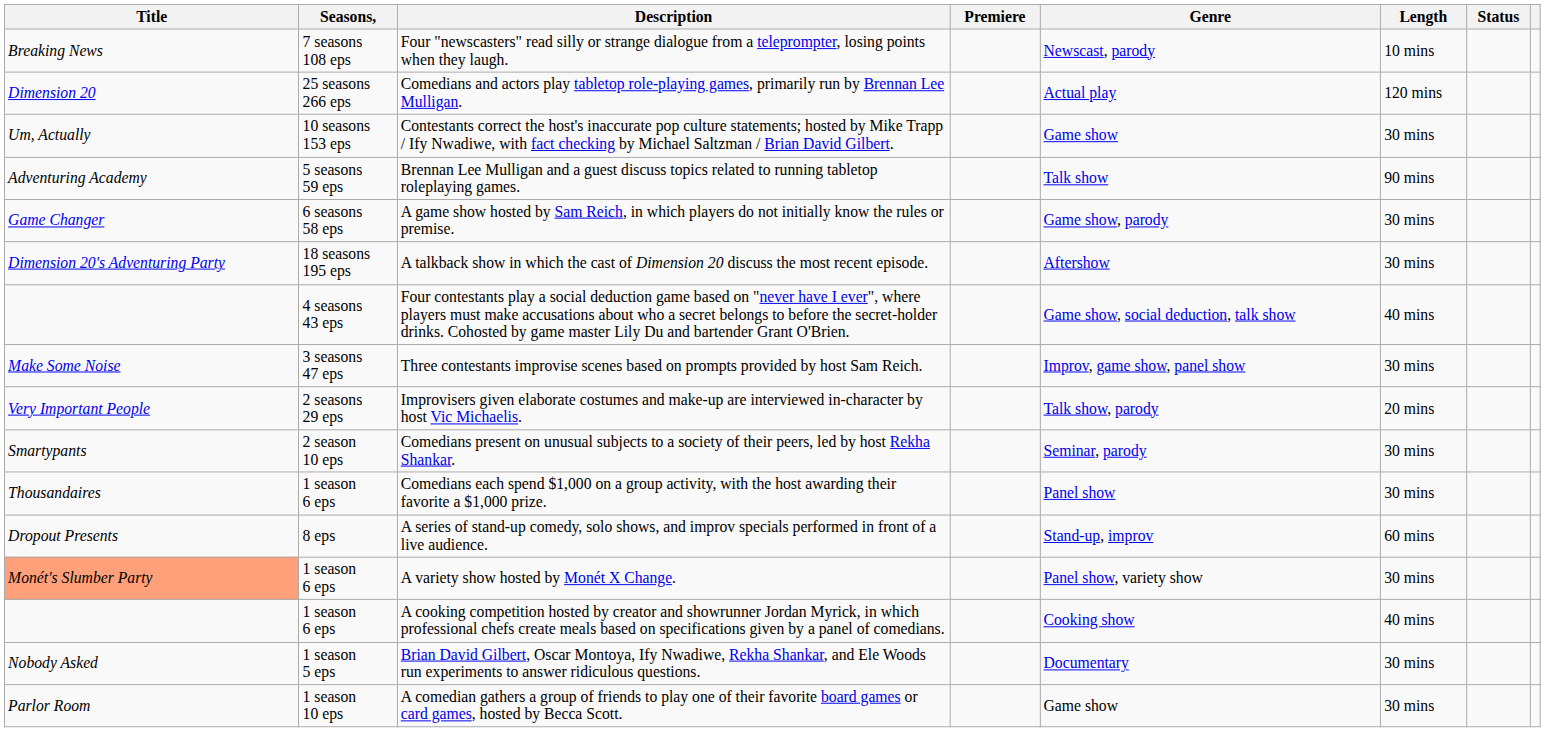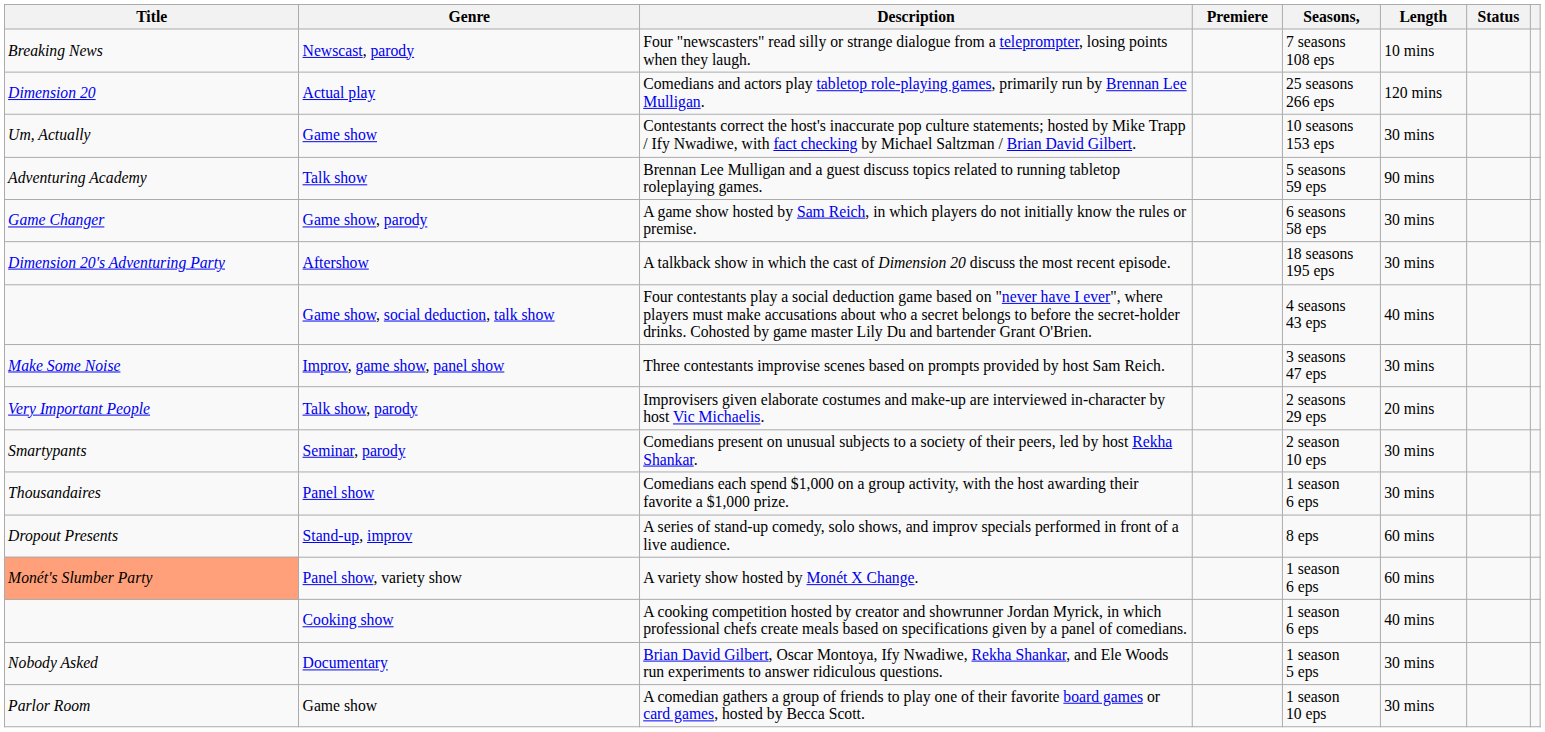columns swapped: (1210, 16) <-> (348, 16)
(1409, 578) 30 mins -> (1409, 578) 60 mins
